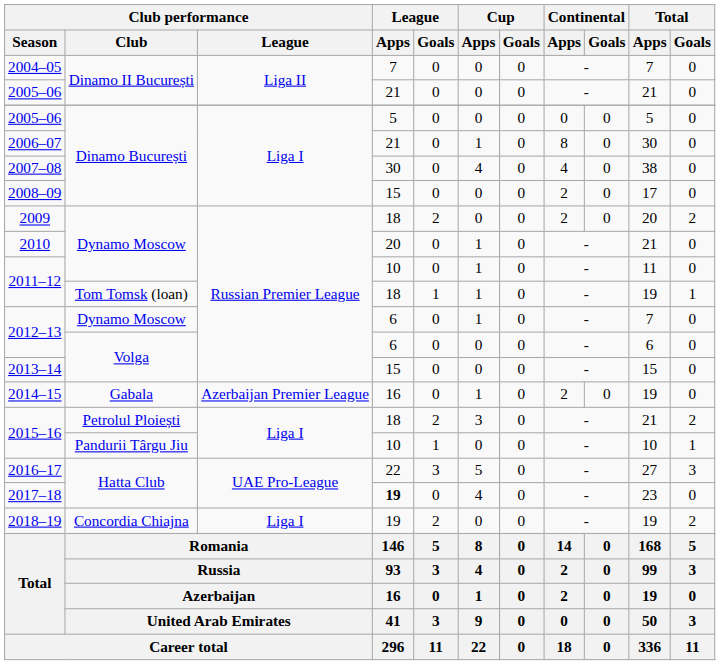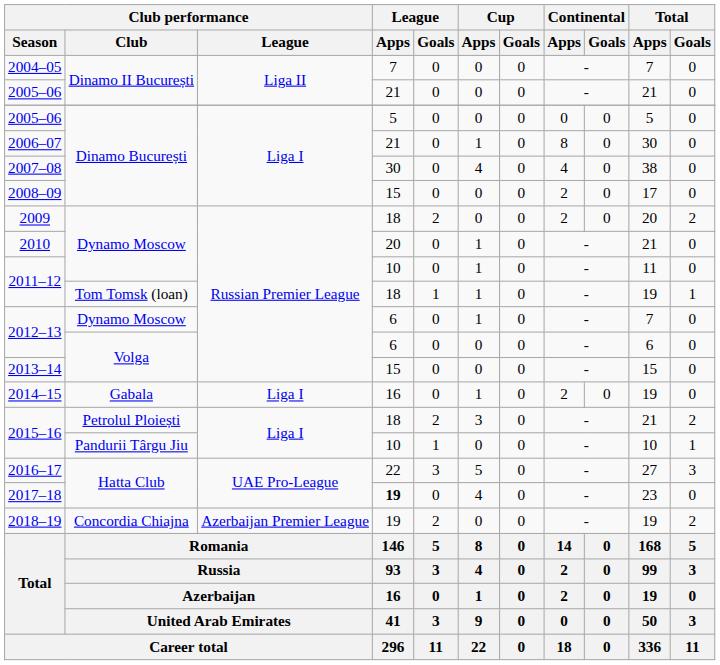(285, 395) Azerbaijan Premier League -> (285, 395) Liga I
(285, 520) Liga I -> (285, 520) Azerbaijan Premier League
